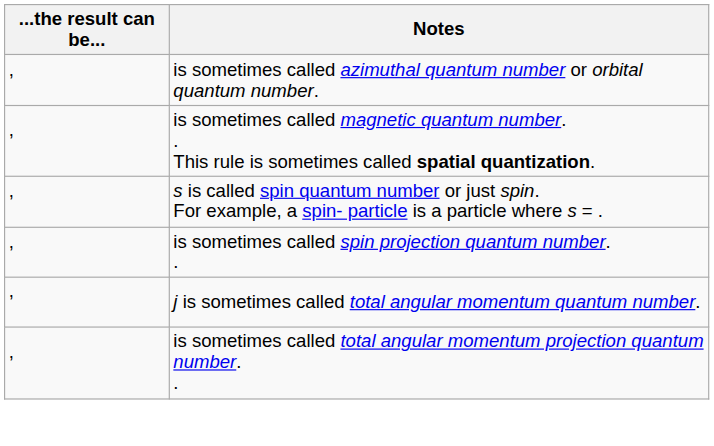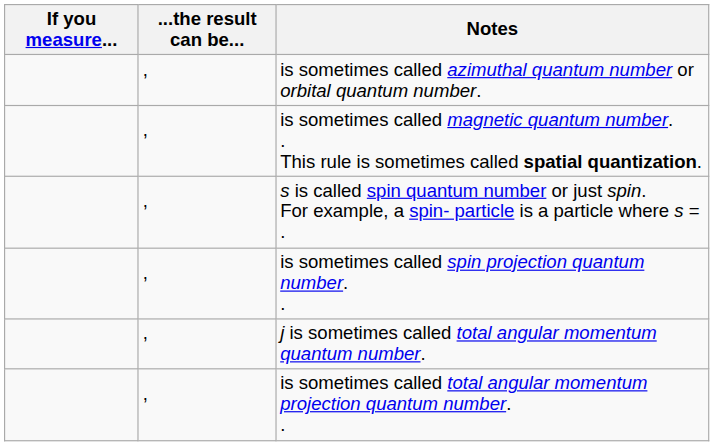+ column: (72, 29)
